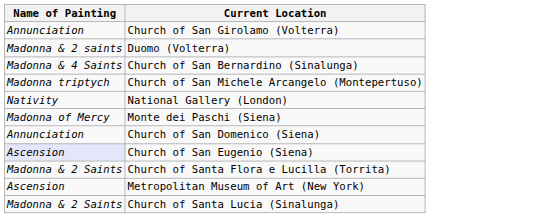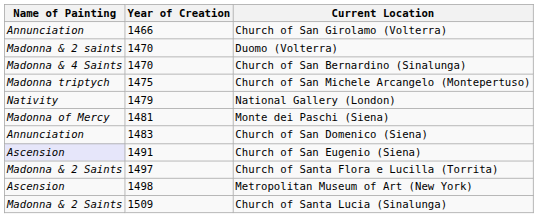+ column: (179, 13)
